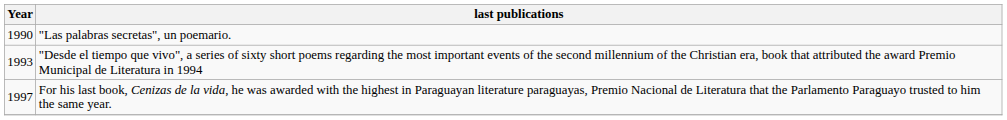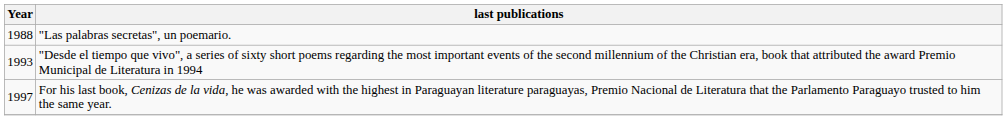(20, 34) 1990 -> (20, 34) 1988
